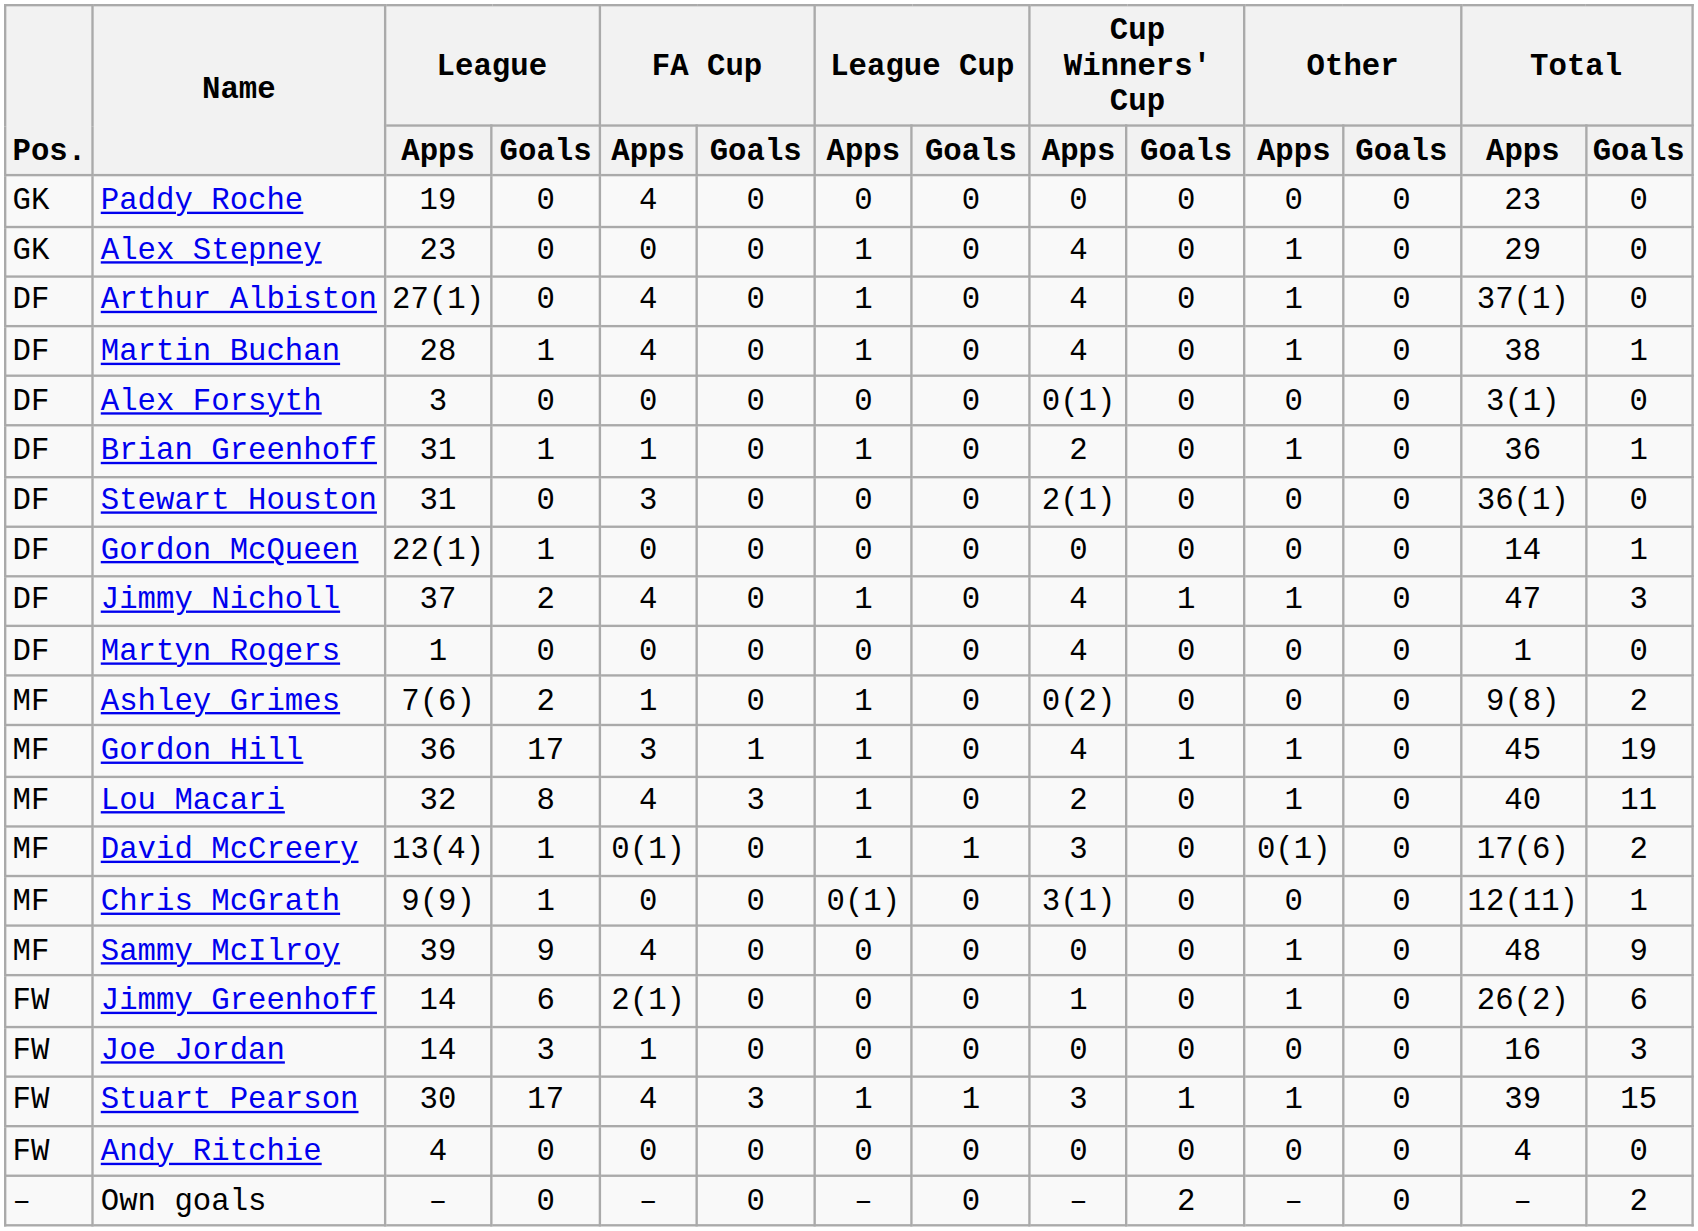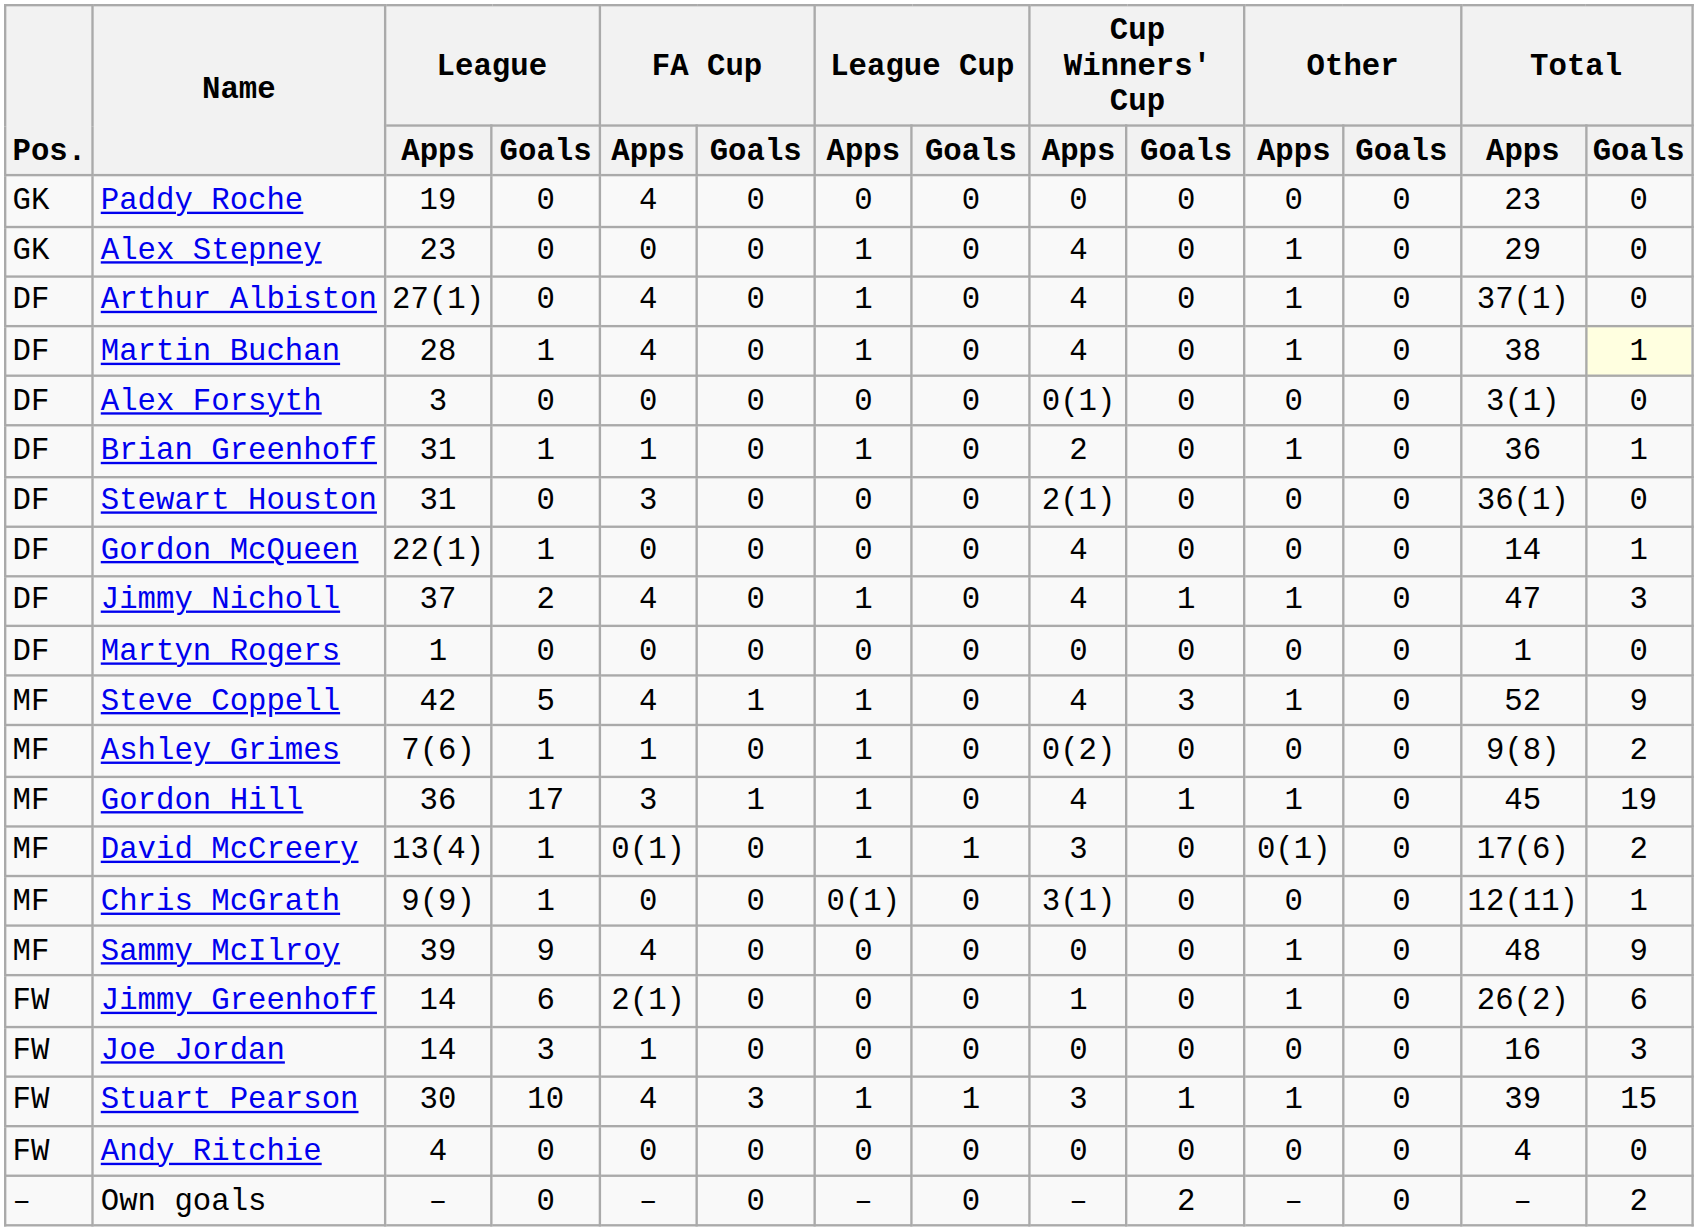(1639, 351) no background -> (1639, 351) lightyellow background
(1079, 551) 0 -> (1079, 551) 4
(1079, 651) 4 -> (1079, 651) 0
+ row: (220, 701)
(546, 701) 2 -> (546, 751) 1
- row: (193, 801)
(546, 1101) 17 -> (546, 1101) 10
